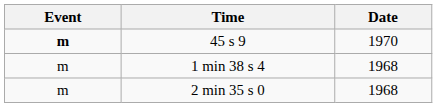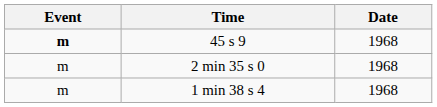(383, 41) 1970 -> (383, 41) 1968
rows swapped: (228, 66) <-> (228, 90)
